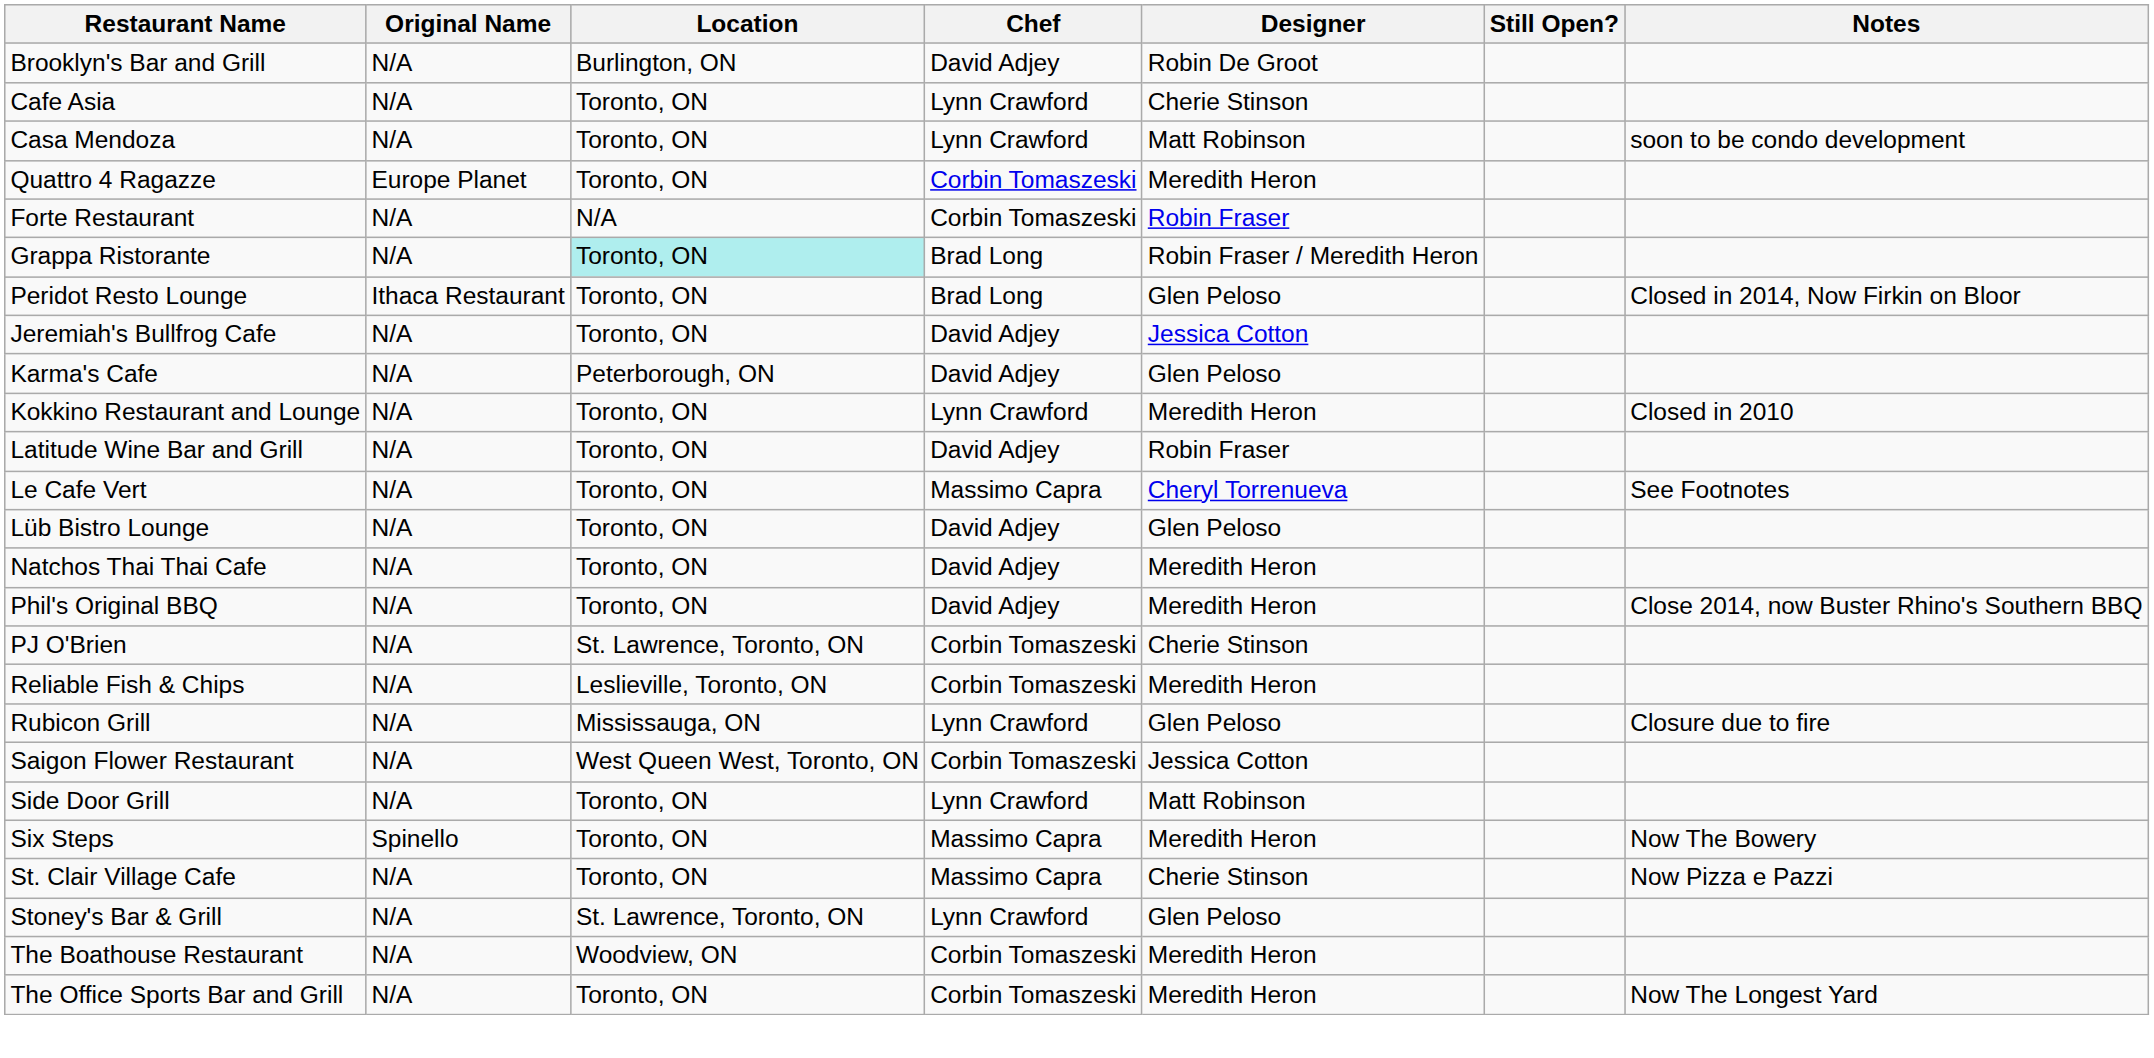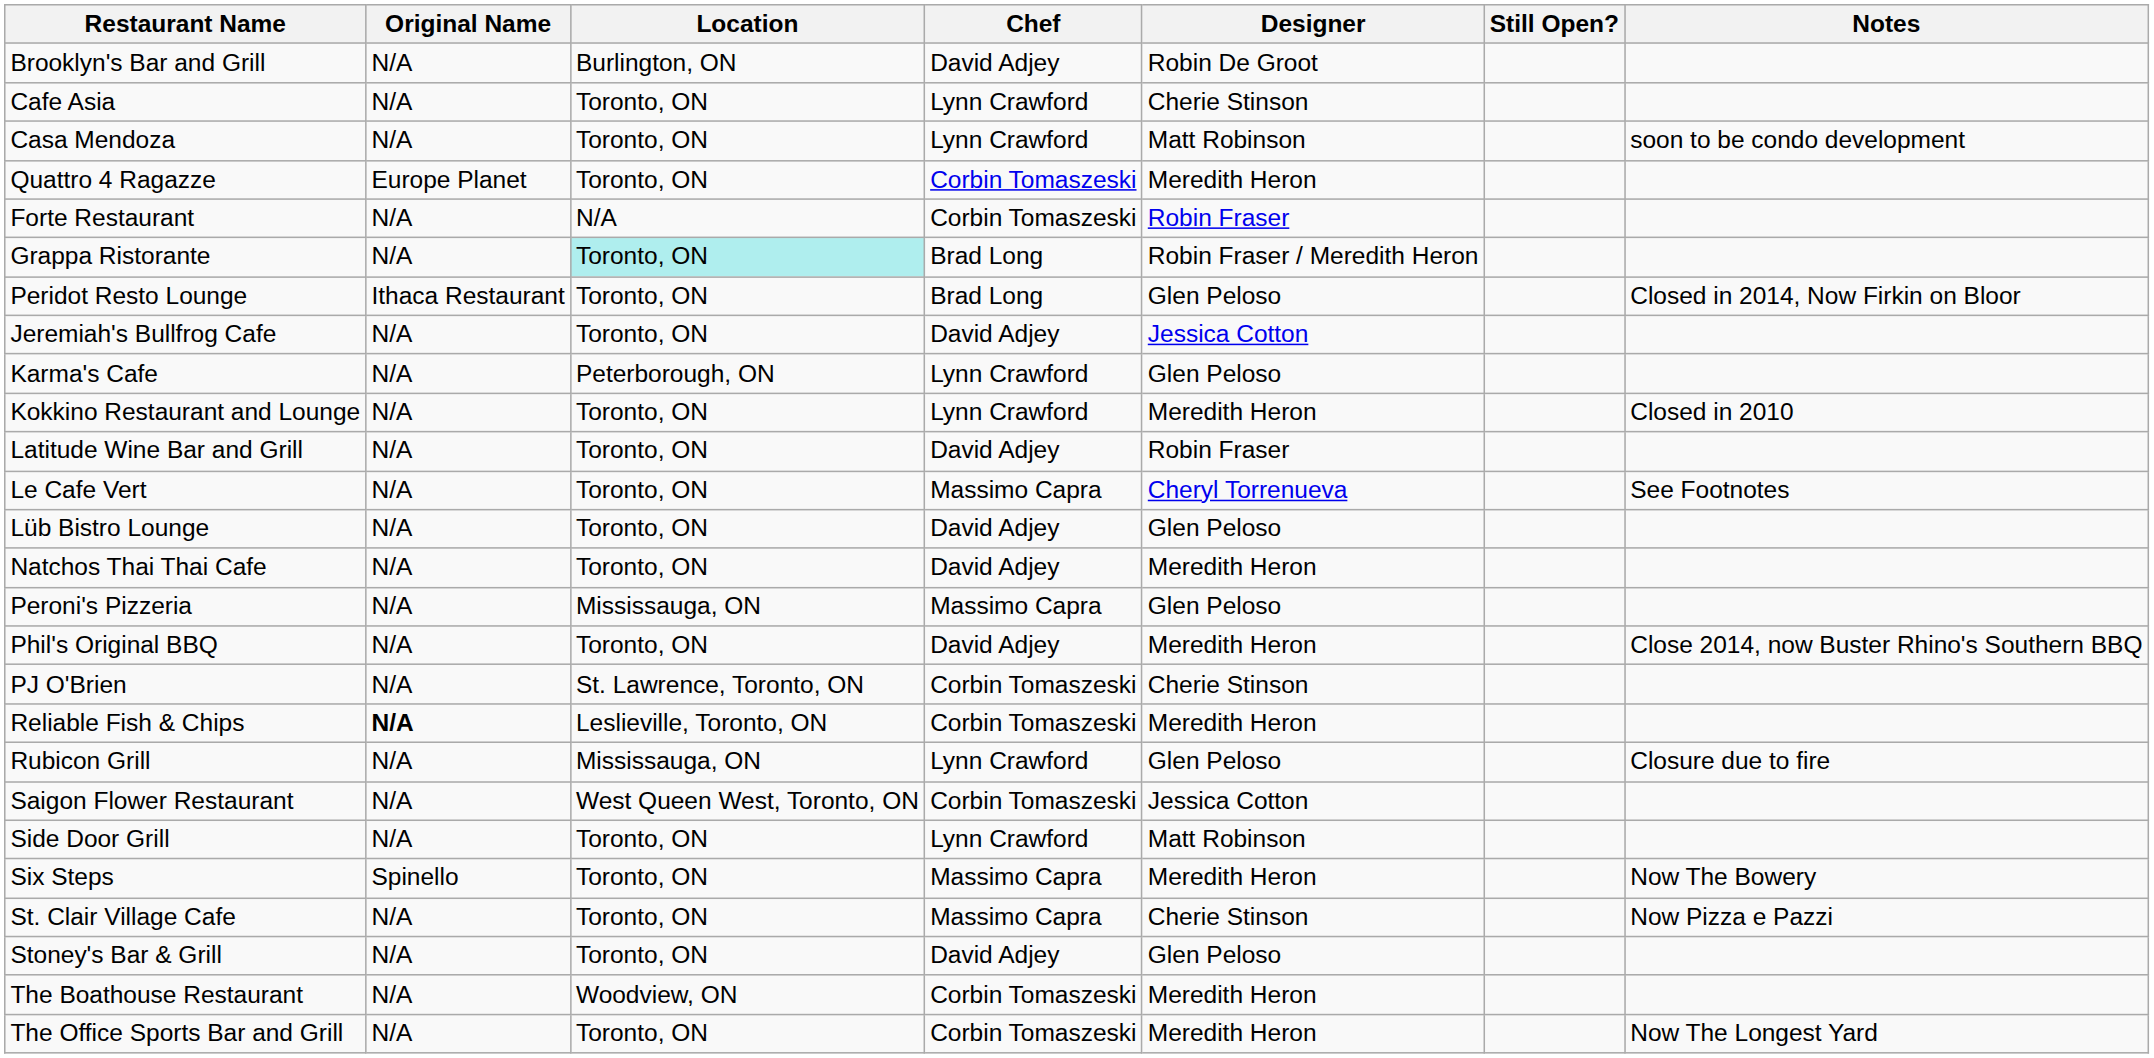(995, 373) David Adjey -> (1009, 373) Lynn Crawford
+ row: (101, 606)
(392, 683) normal -> (393, 722) bold
(720, 916) St. Lawrence, Toronto, ON -> (642, 955) Toronto, ON
(1009, 916) Lynn Crawford -> (995, 955) David Adjey
